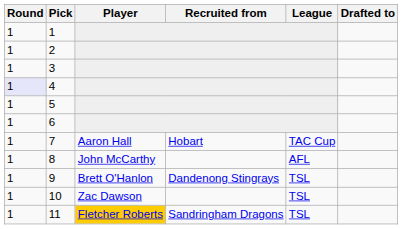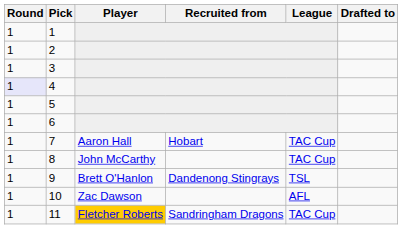(299, 159) AFL -> (312, 159) TAC Cup
(299, 196) TSL -> (299, 196) AFL
(299, 214) TSL -> (312, 214) TAC Cup
